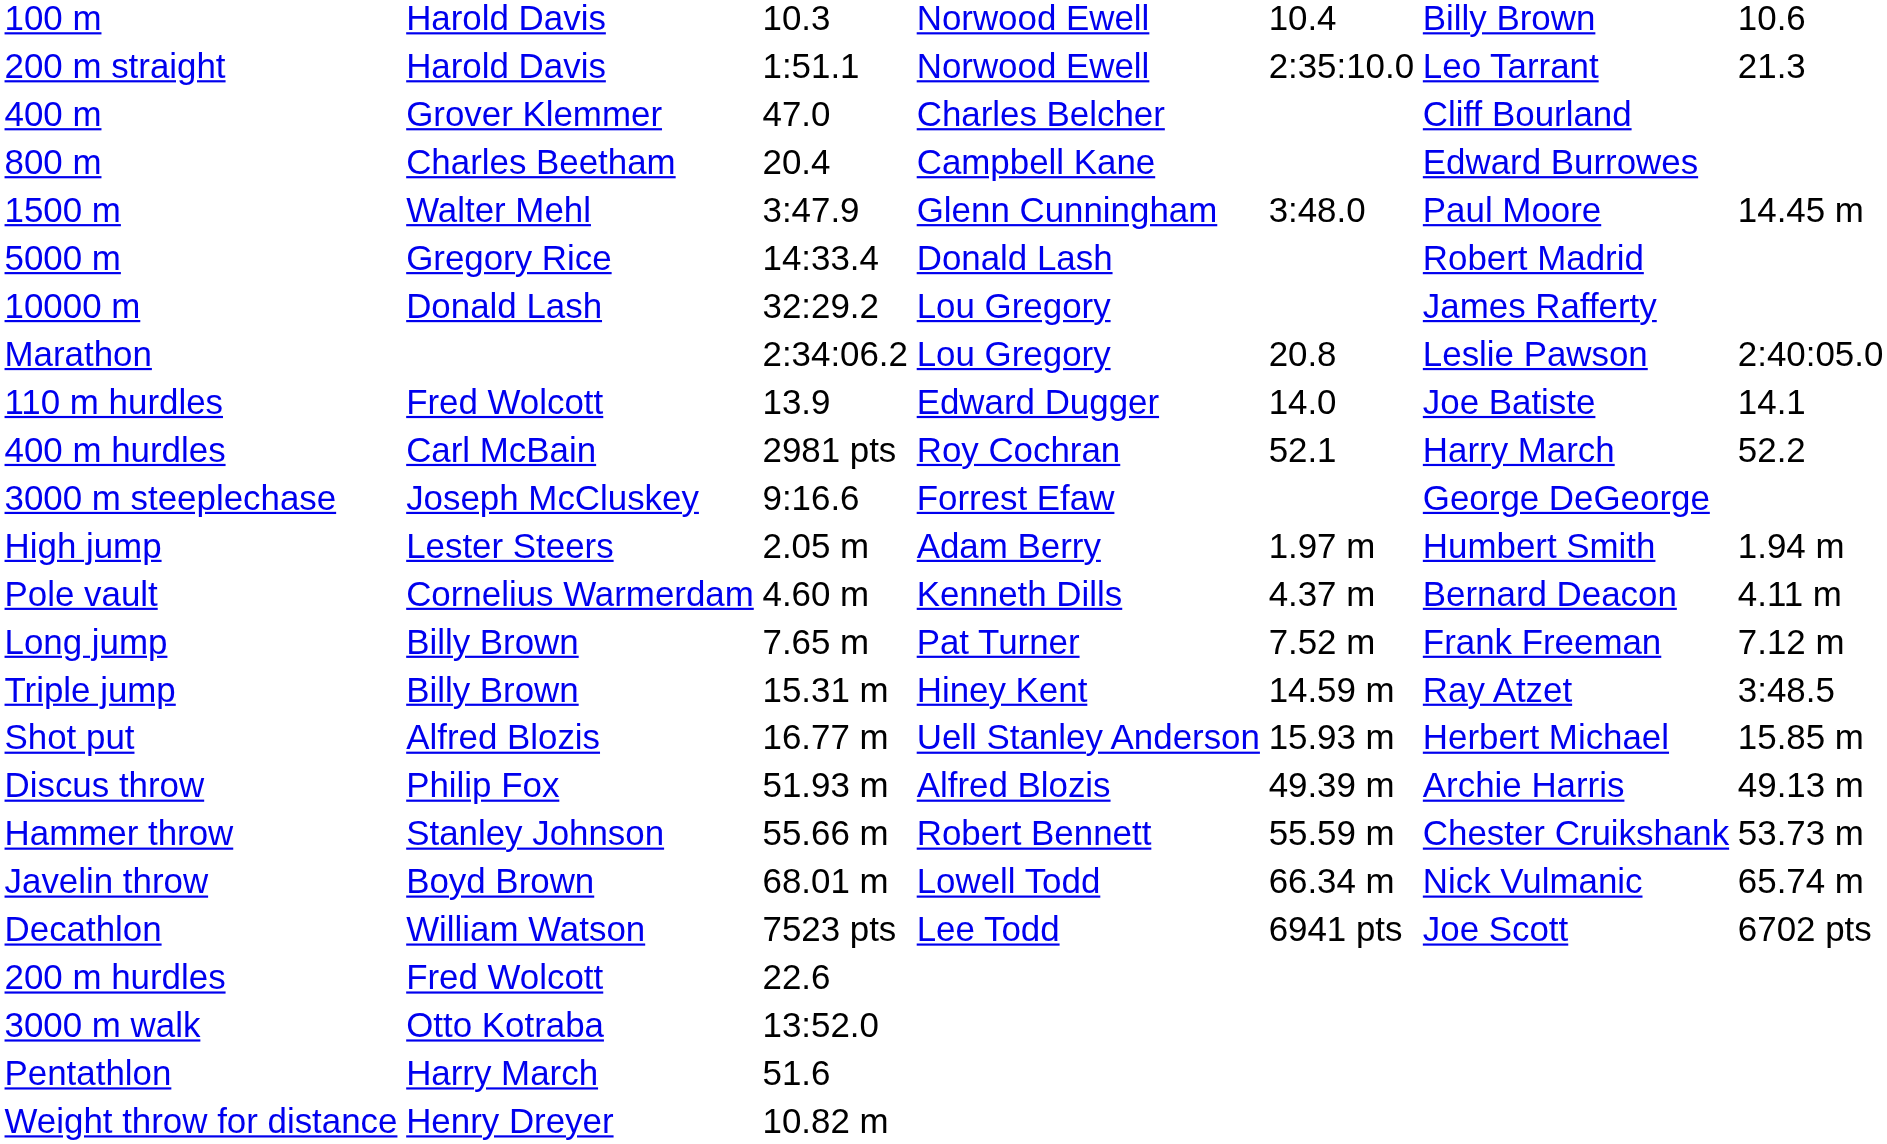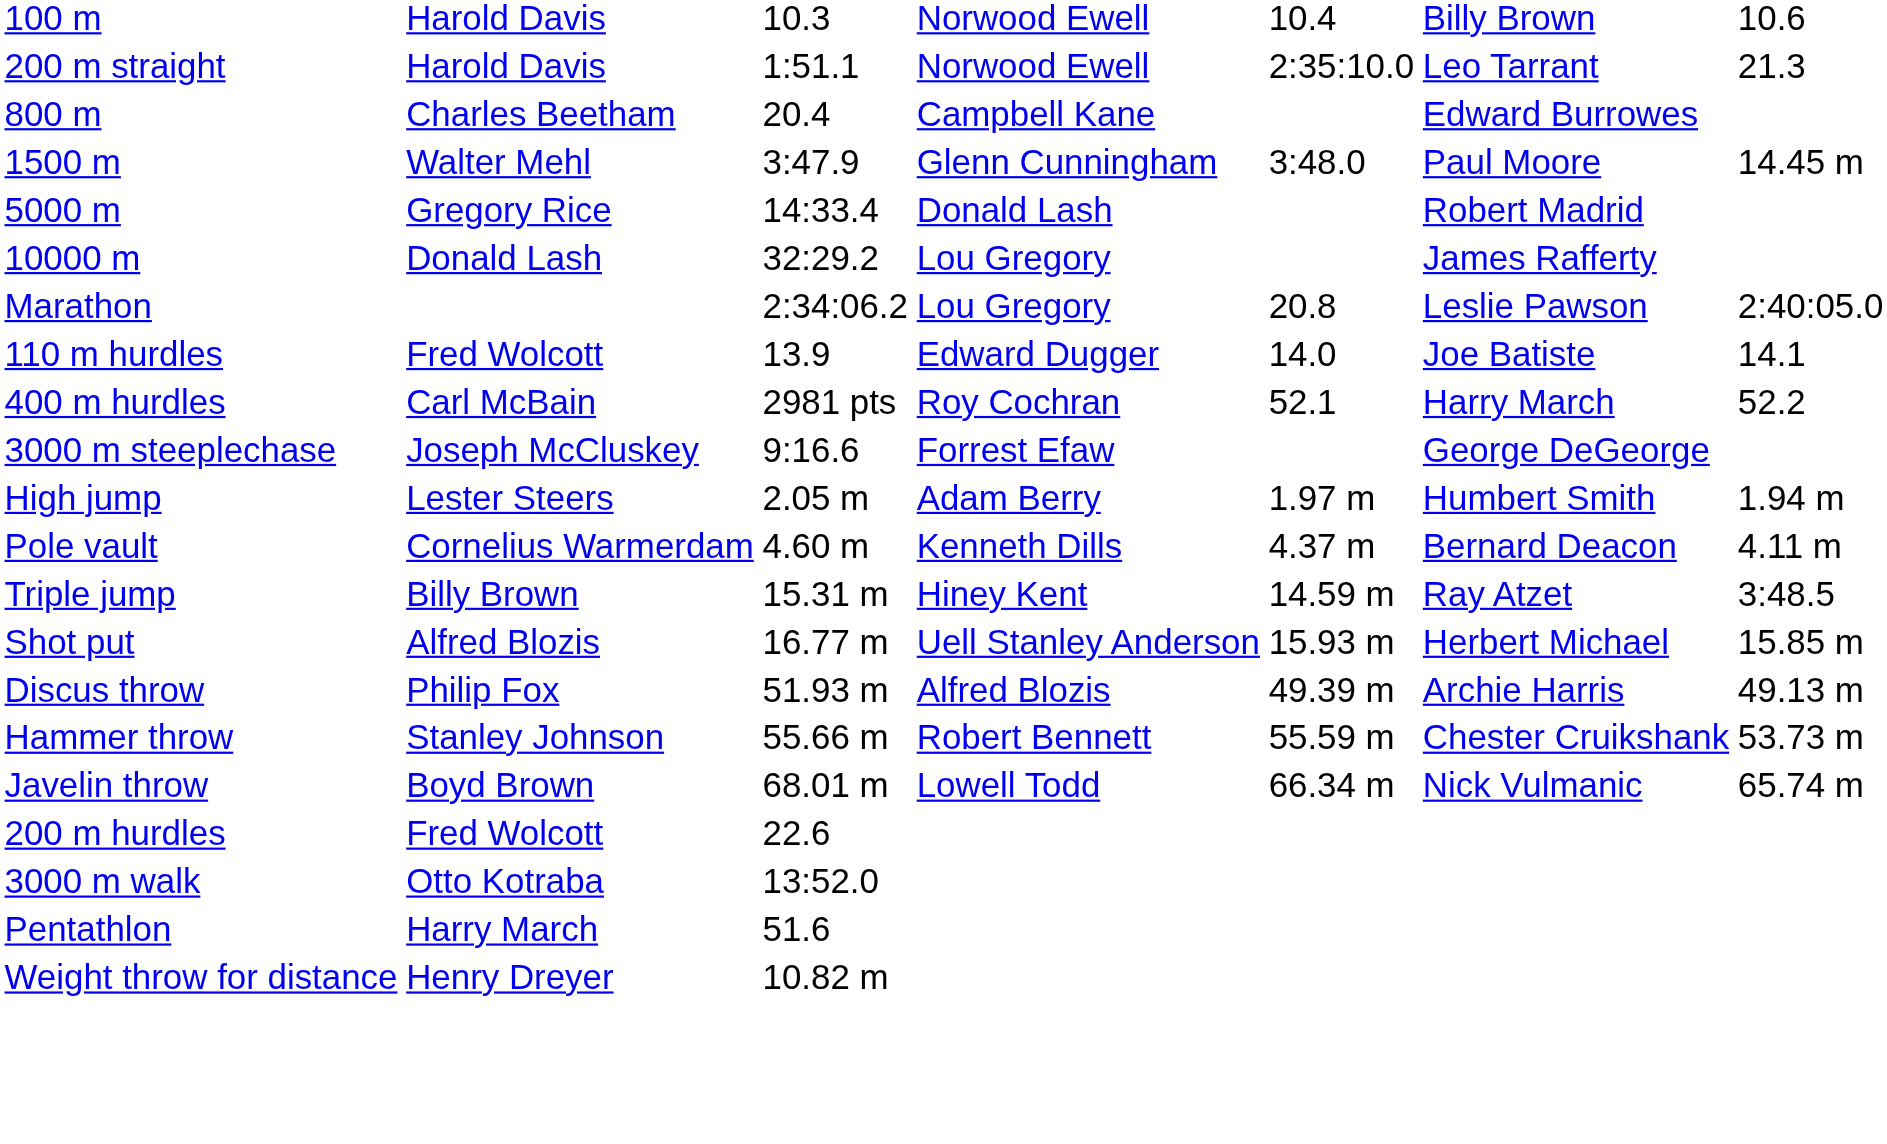- row: (53, 114)
- row: (86, 642)
- row: (83, 929)
